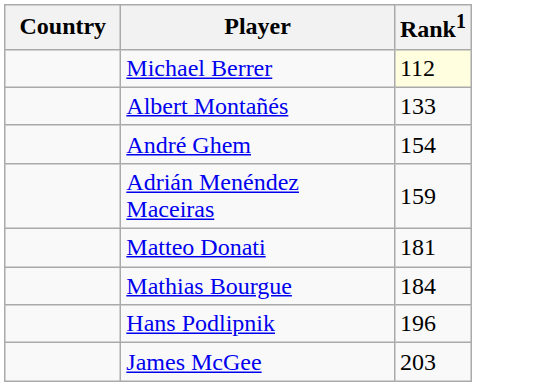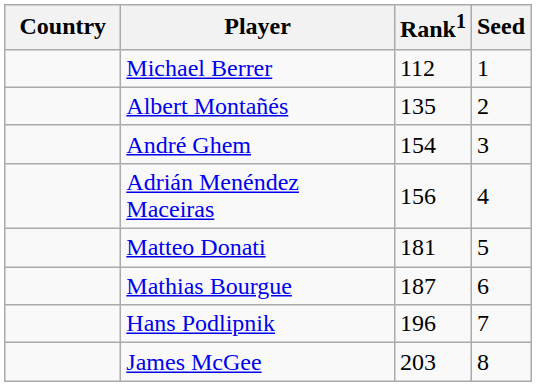+ column: (501, 26)
(417, 68) lightyellow background -> (417, 68) no background
(418, 106) 133 -> (418, 106) 135
(418, 195) 159 -> (418, 195) 156
(418, 285) 184 -> (418, 285) 187
